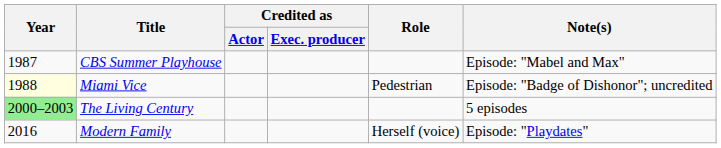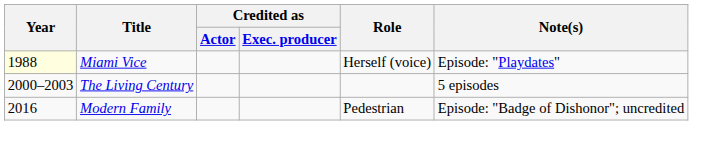- row: (151, 62)
(402, 85) Pedestrian -> (387, 62) Herself (voice)
(589, 85) Episode: "Badge of Dishonor"; uncredited -> (499, 62) Episode: "Playdates"
(41, 108) lightgreen background -> (41, 85) no background
(415, 131) Herself (voice) -> (374, 108) Pedestrian
(527, 131) Episode: "Playdates" -> (561, 108) Episode: "Badge of Dishonor"; uncredited
